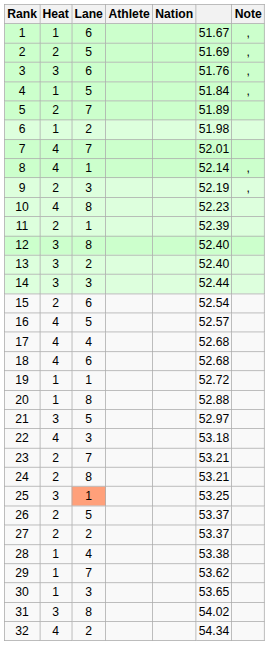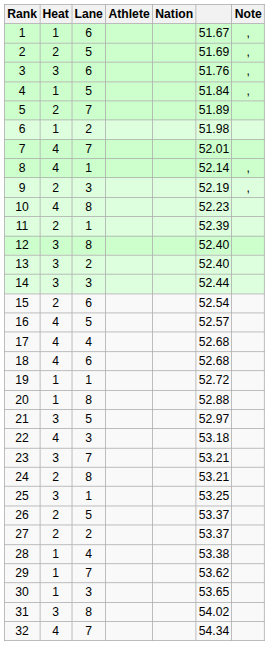(56, 457) 2 -> (56, 457) 3
(89, 496) lightsalmon background -> (89, 496) no background
(89, 631) 2 -> (89, 631) 7
